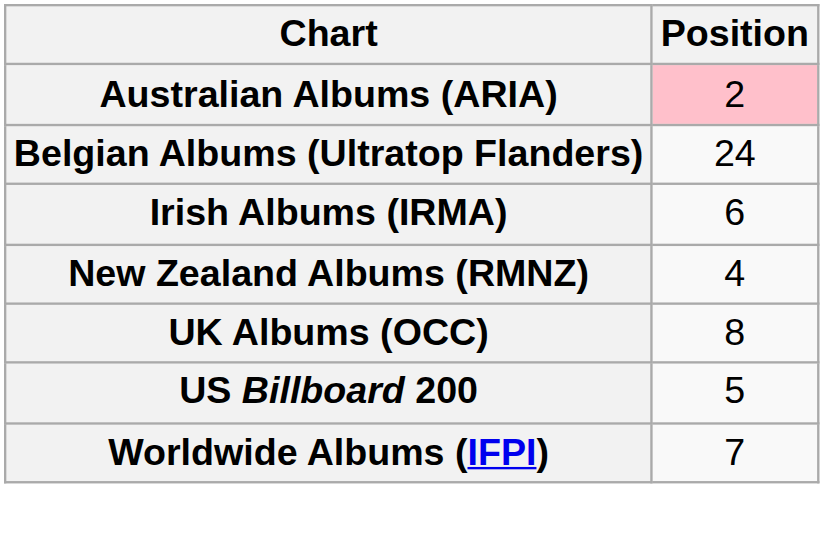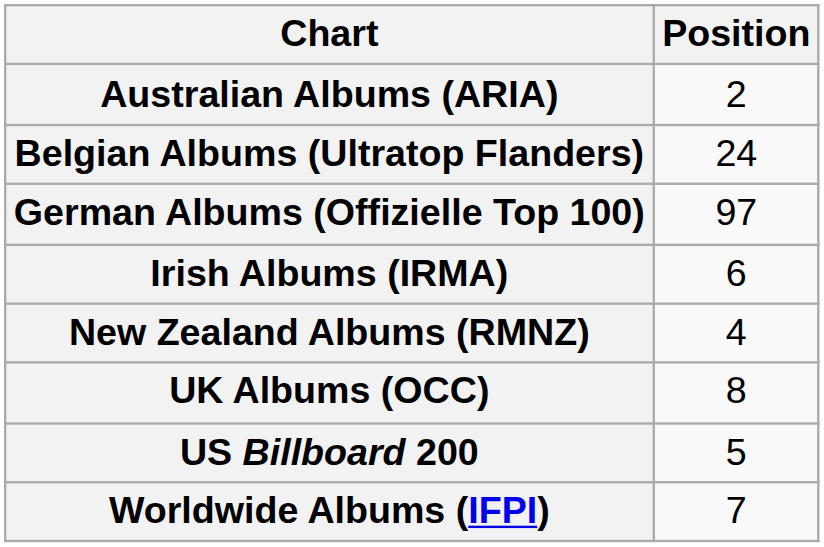(735, 93) pink background -> (736, 93) no background
+ row: (329, 213)
